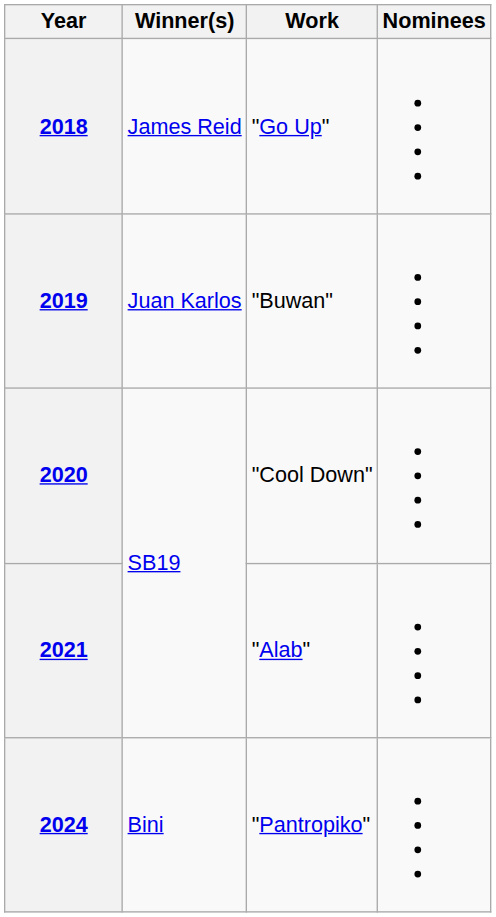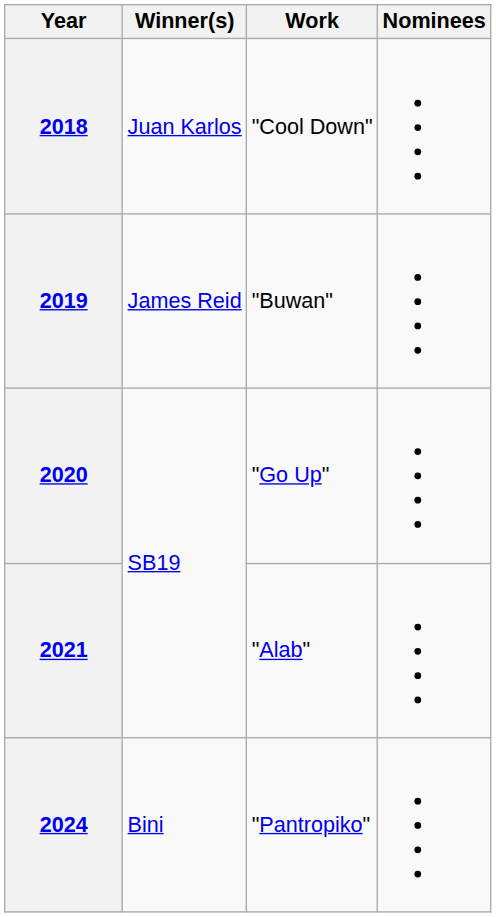(185, 126) James Reid -> (185, 126) Juan Karlos
(291, 126) "Go Up" -> (312, 126) "Cool Down"
(185, 300) Juan Karlos -> (185, 300) James Reid
(312, 475) "Cool Down" -> (291, 475) "Go Up"
